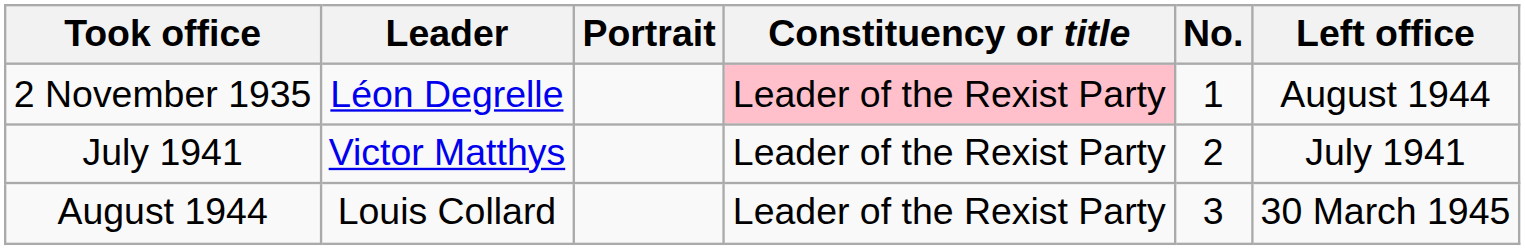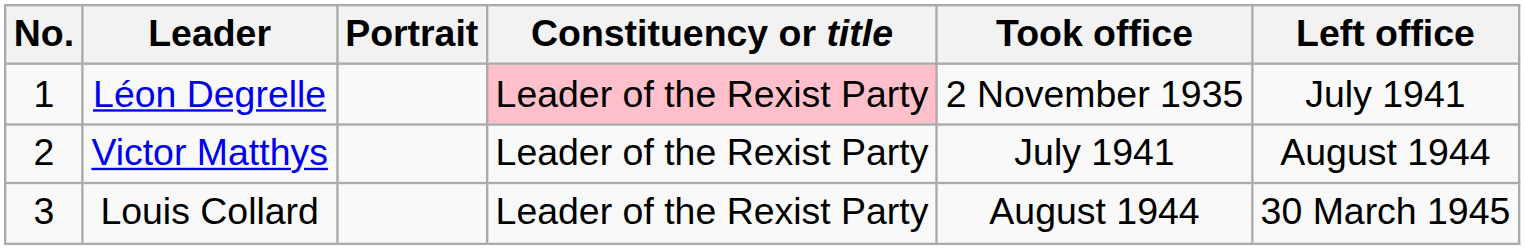columns swapped: (1213, 34) <-> (163, 34)
(1385, 93) August 1944 -> (1385, 93) July 1941
(1385, 152) July 1941 -> (1385, 152) August 1944
